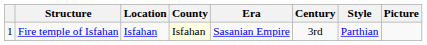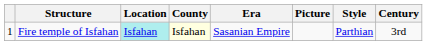columns swapped: (315, 13) <-> (401, 13)
(140, 31) no background -> (140, 31) paleturquoise background
